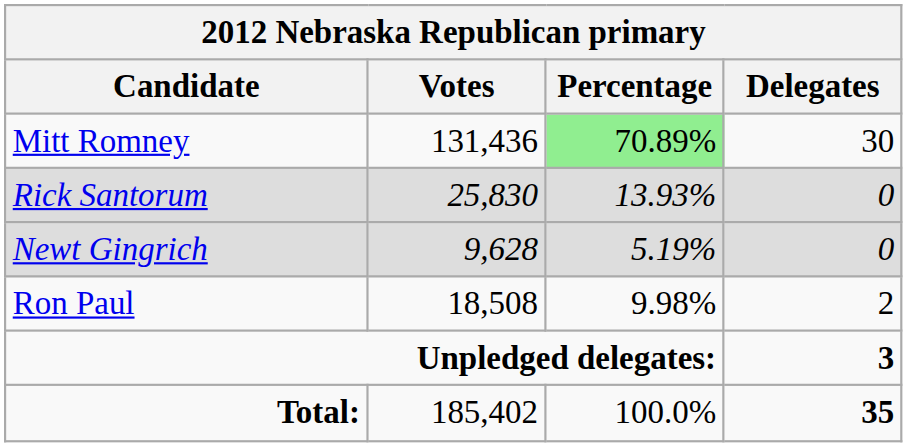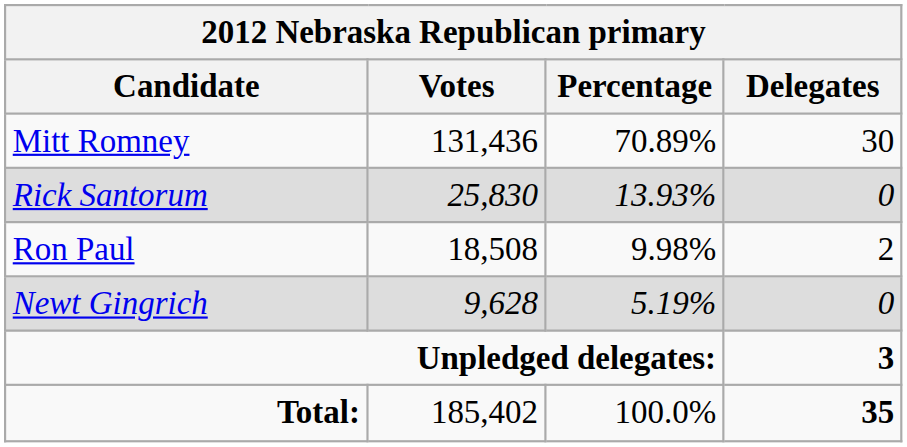(665, 140) lightgreen background -> (665, 140) no background
rows swapped: (74, 303) <-> (110, 249)
